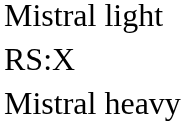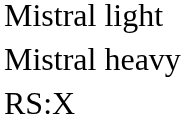rows swapped: (92, 103) <-> (40, 59)
